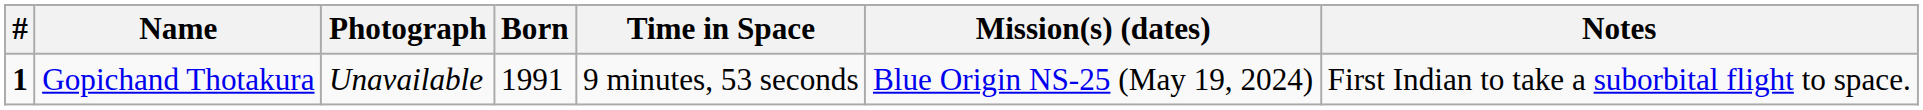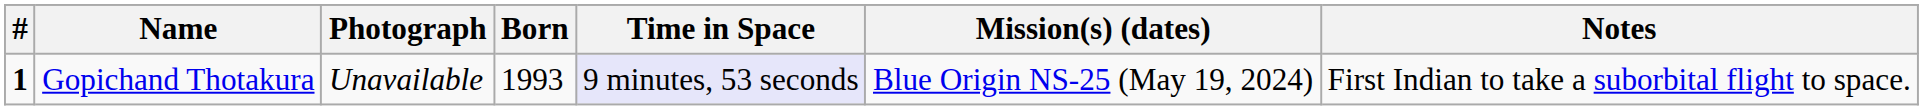(532, 78) 1991 -> (532, 78) 1993
(721, 78) no background -> (721, 78) lavender background
